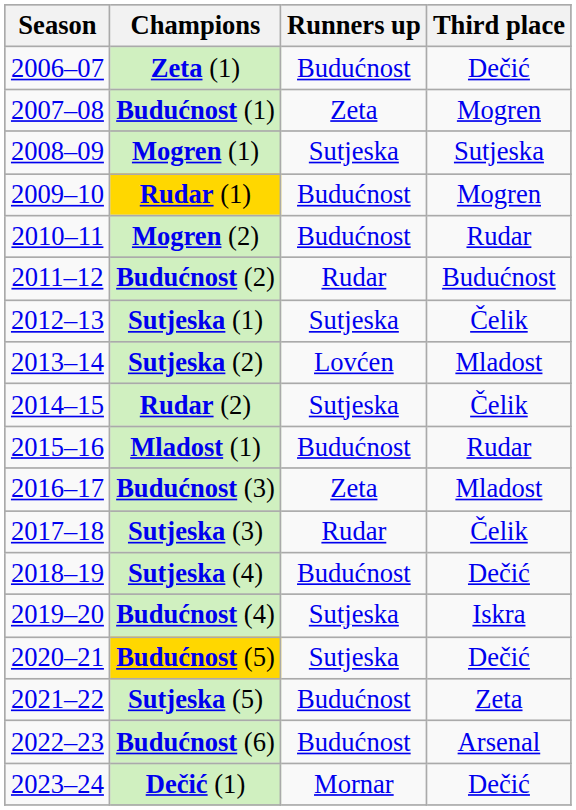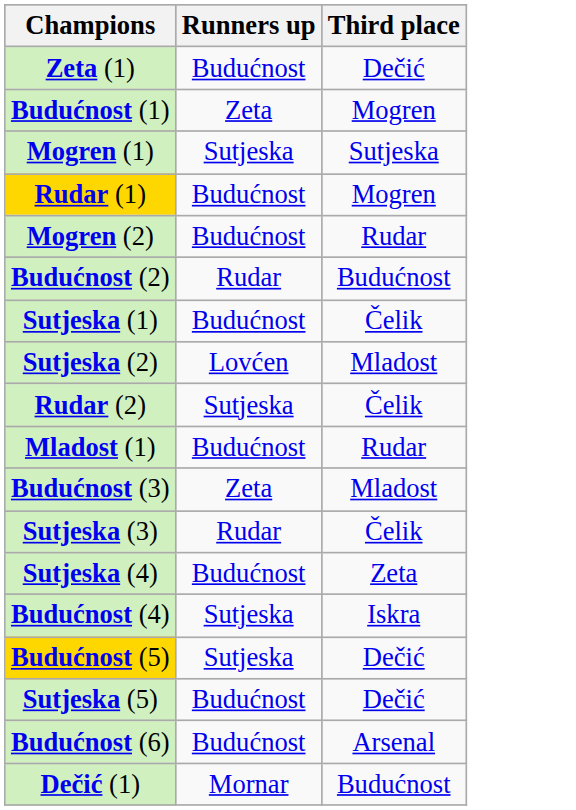- column: (57, 25)
(354, 320) Sutjeska -> (249, 320) Budućnost
(499, 573) Dečić -> (394, 573) Zeta
(499, 699) Zeta -> (394, 699) Dečić
(499, 783) Dečić -> (394, 783) Budućnost
